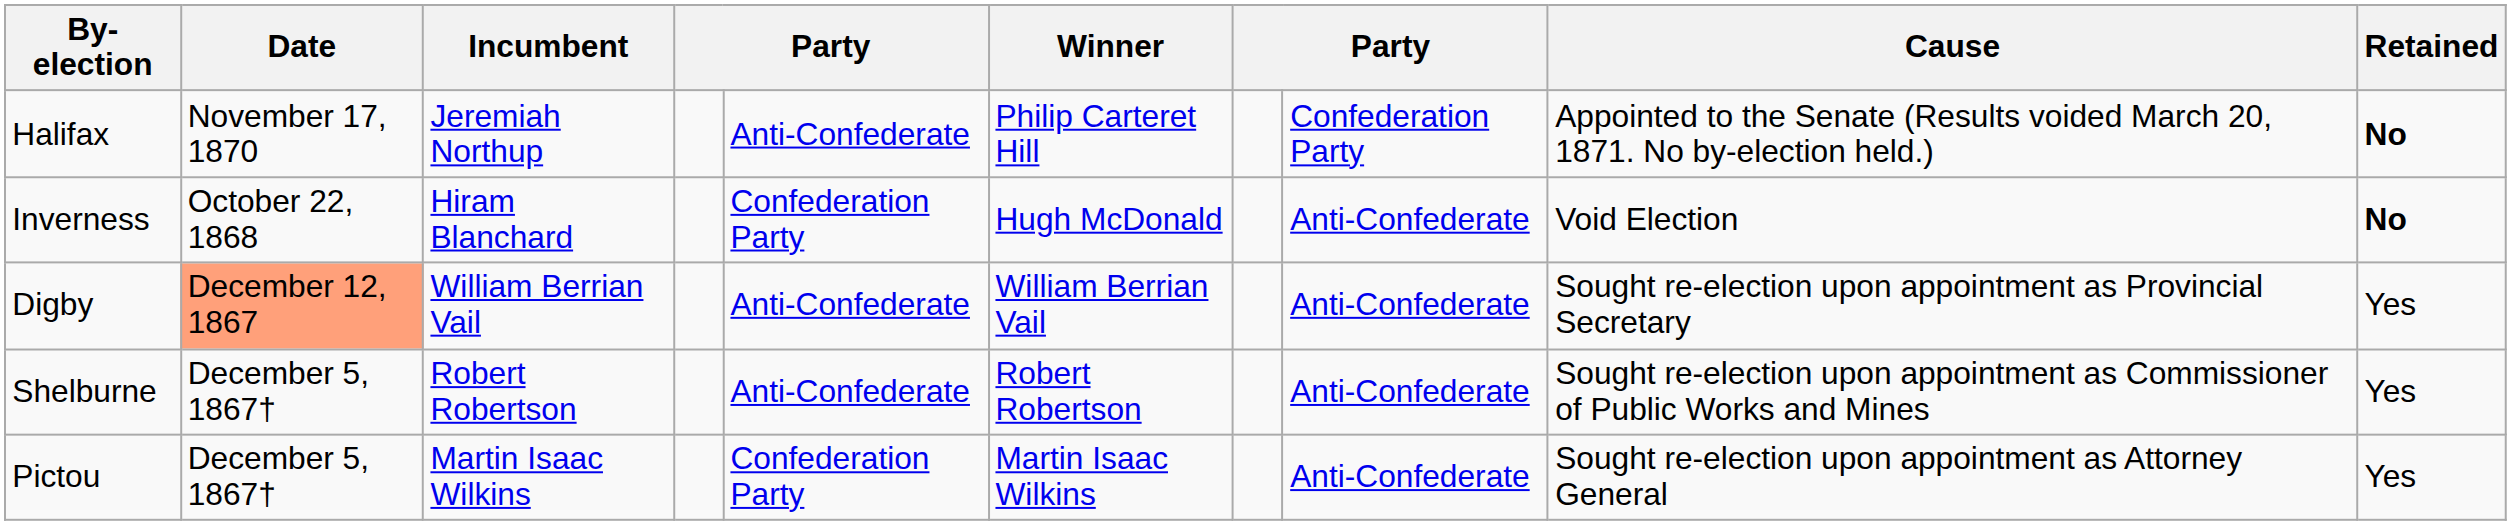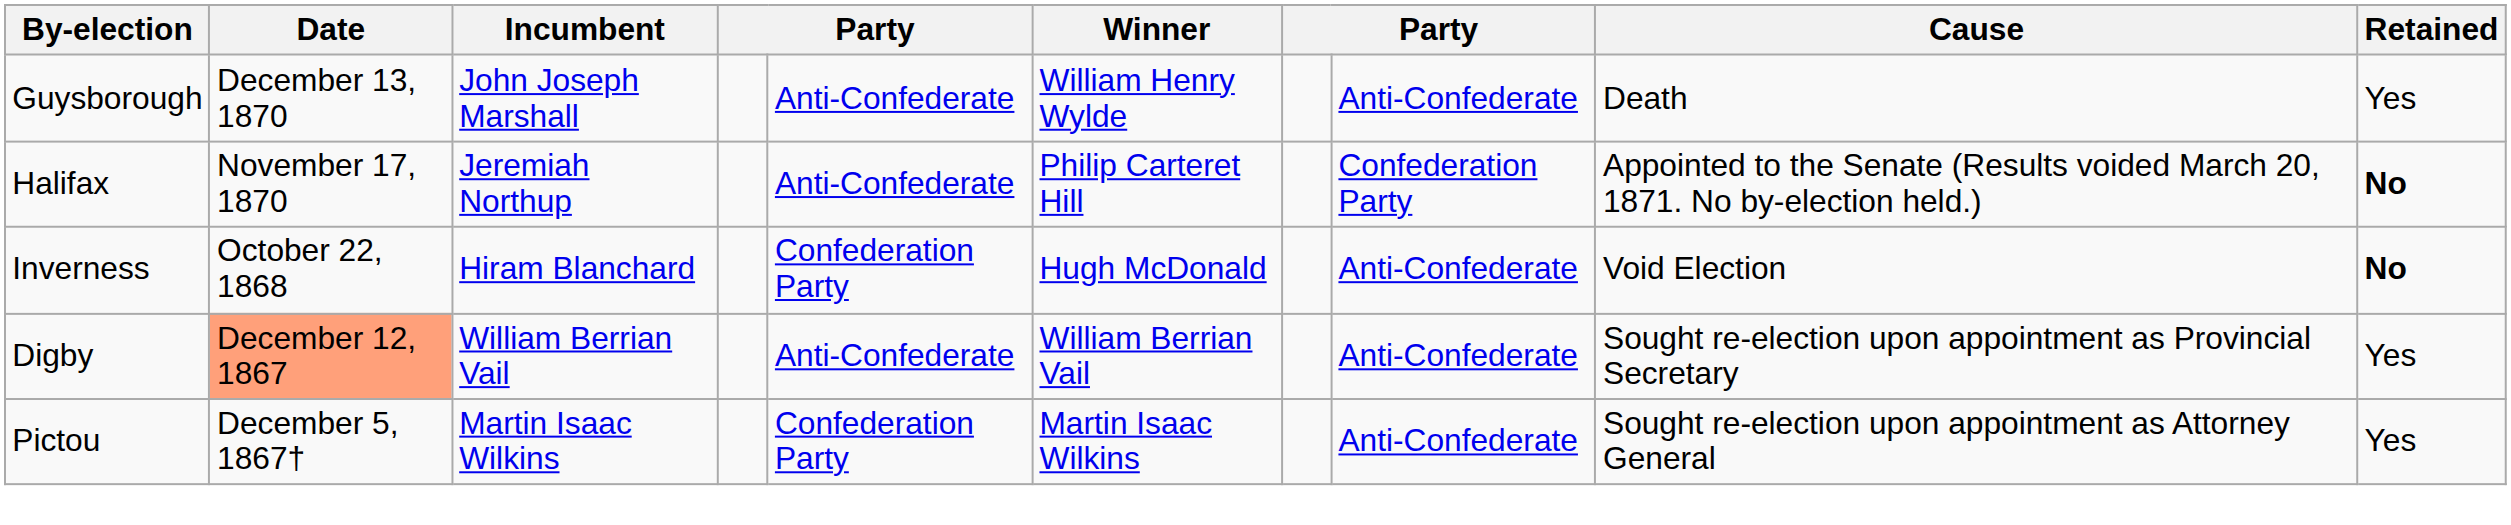+ row: (107, 97)
- row: (85, 390)
